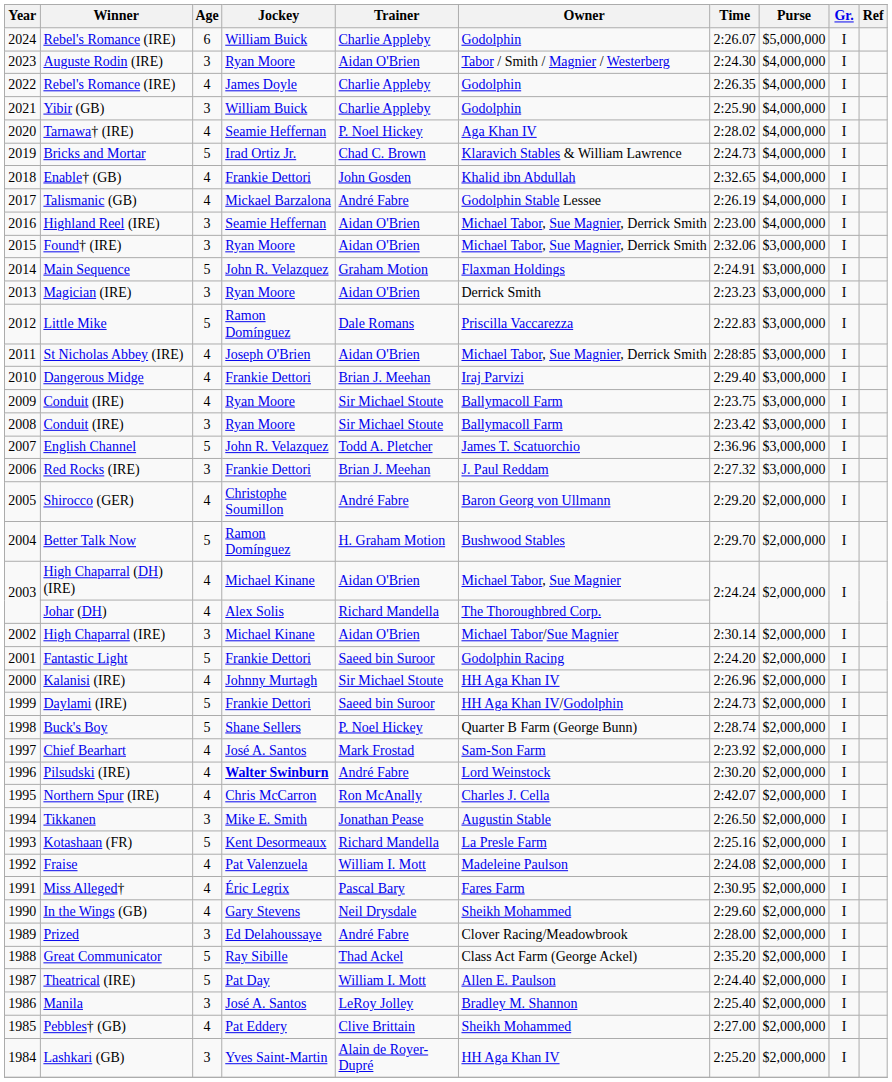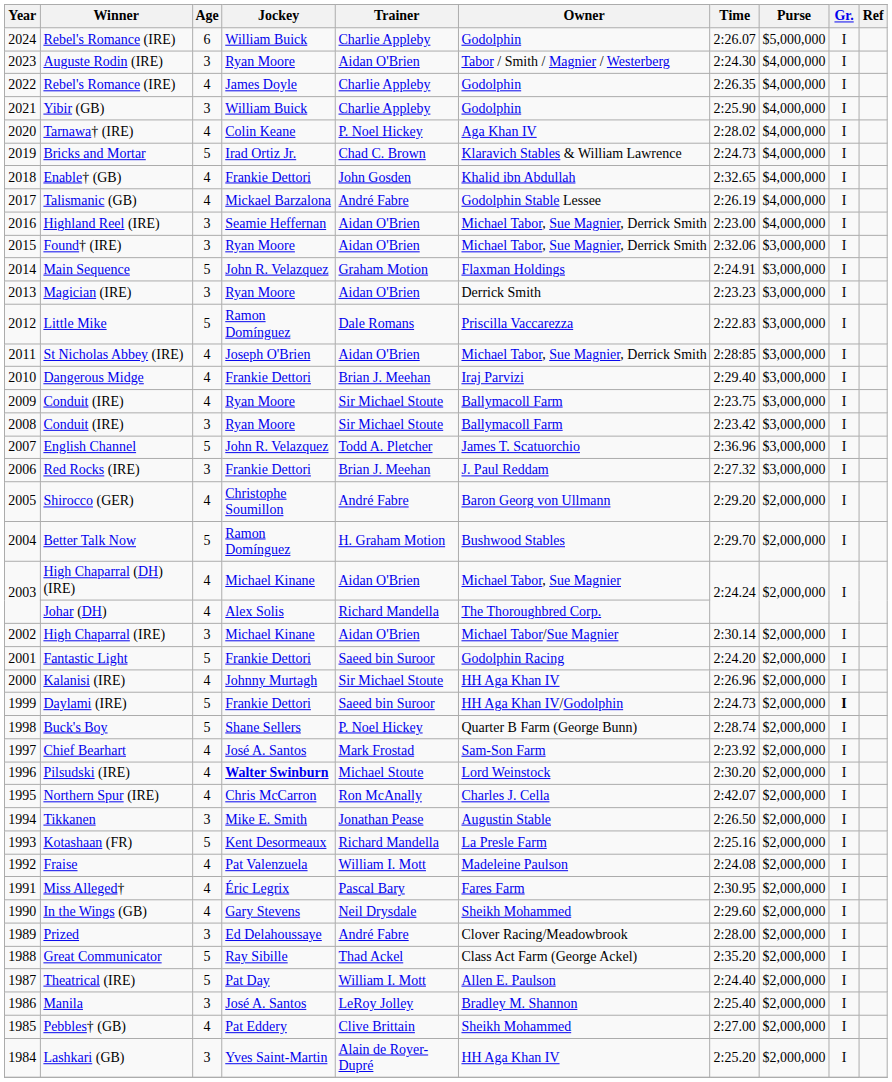(276, 131) Seamie Heffernan -> (260, 131) Colin Keane
(844, 704) normal -> (844, 704) bold
(374, 773) André Fabre -> (381, 773) Michael Stoute
